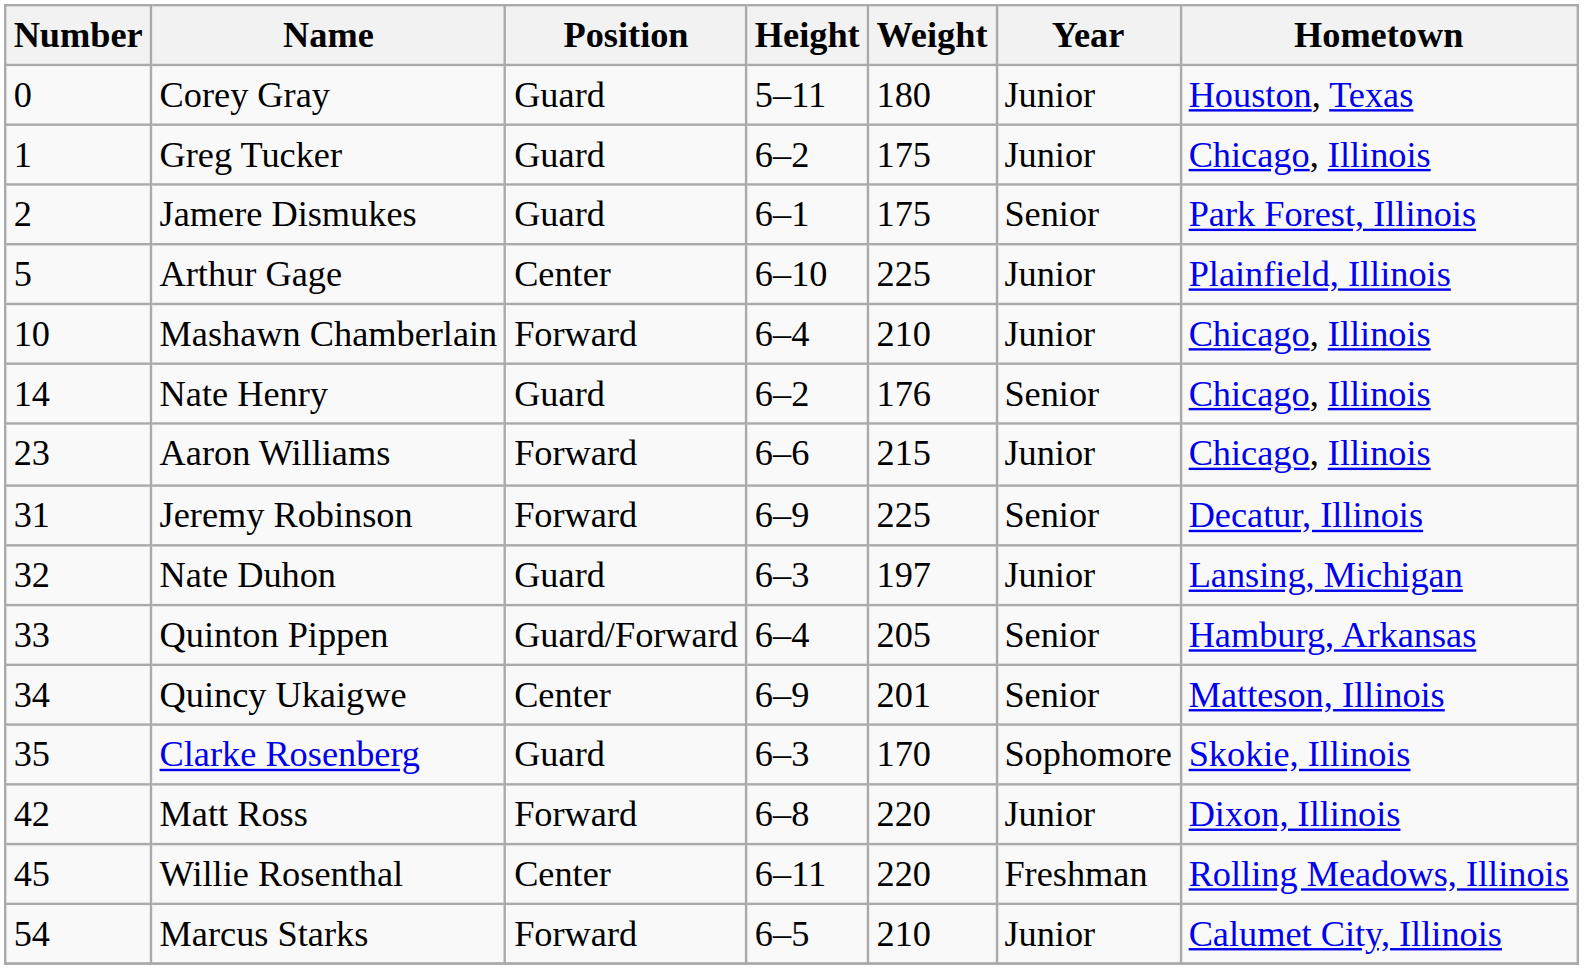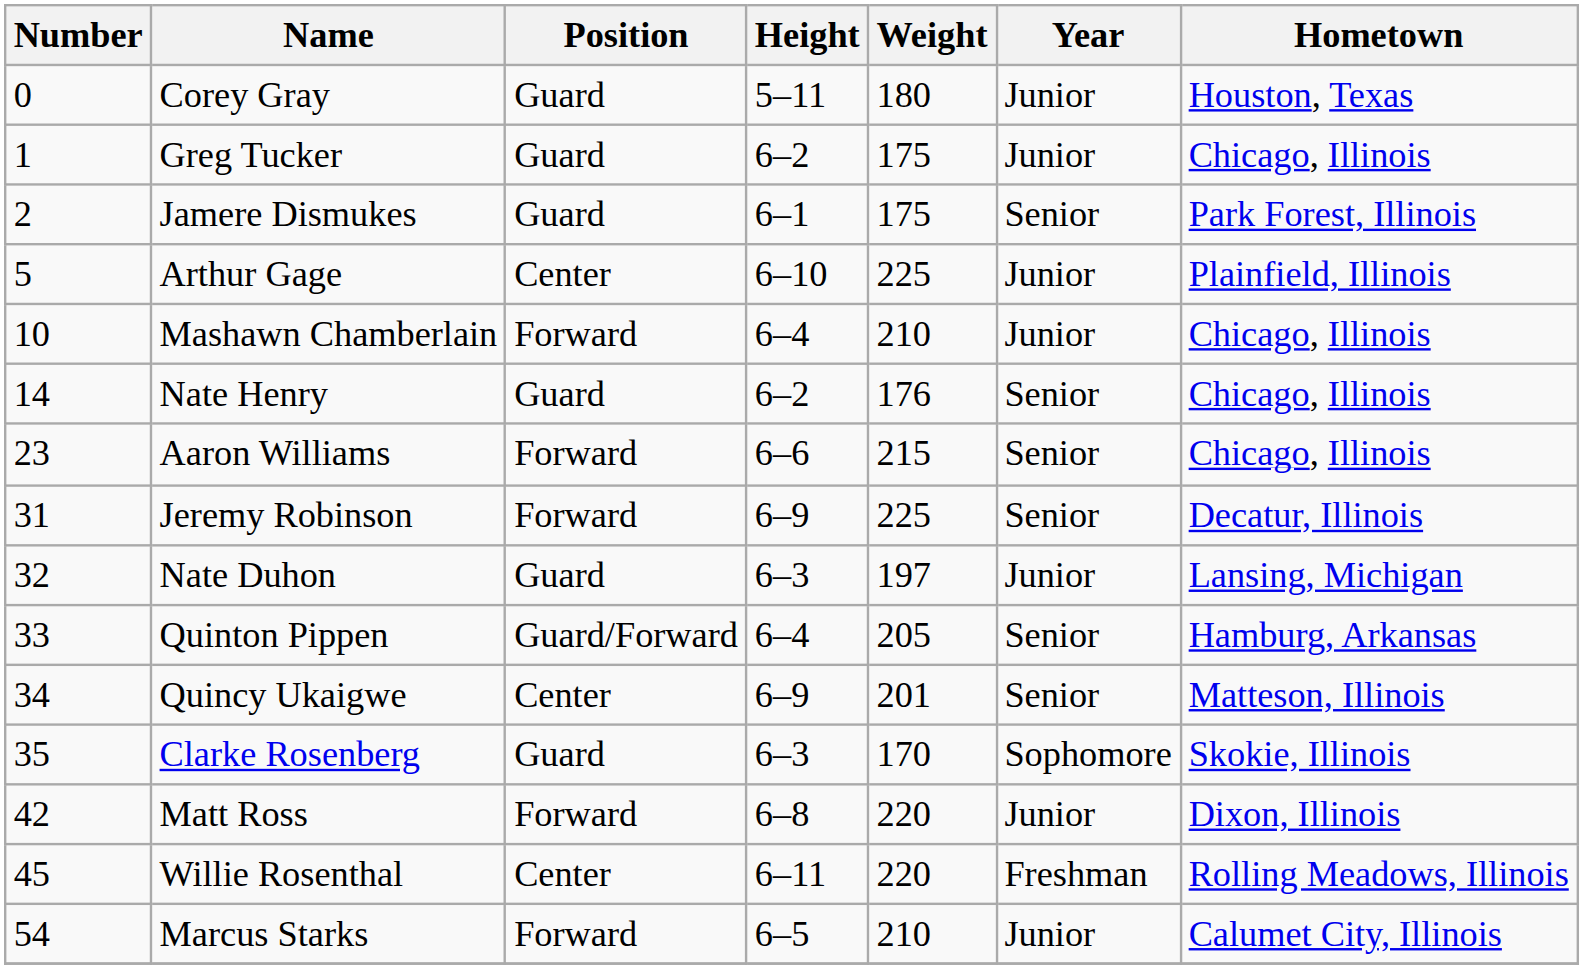(1050, 453) Junior -> (1052, 453) Senior
